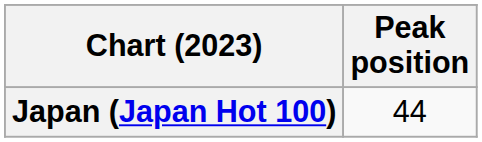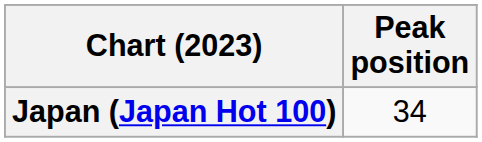(410, 111) 44 -> (410, 111) 34
